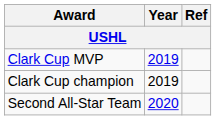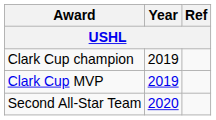rows swapped: (56, 59) <-> (71, 81)
